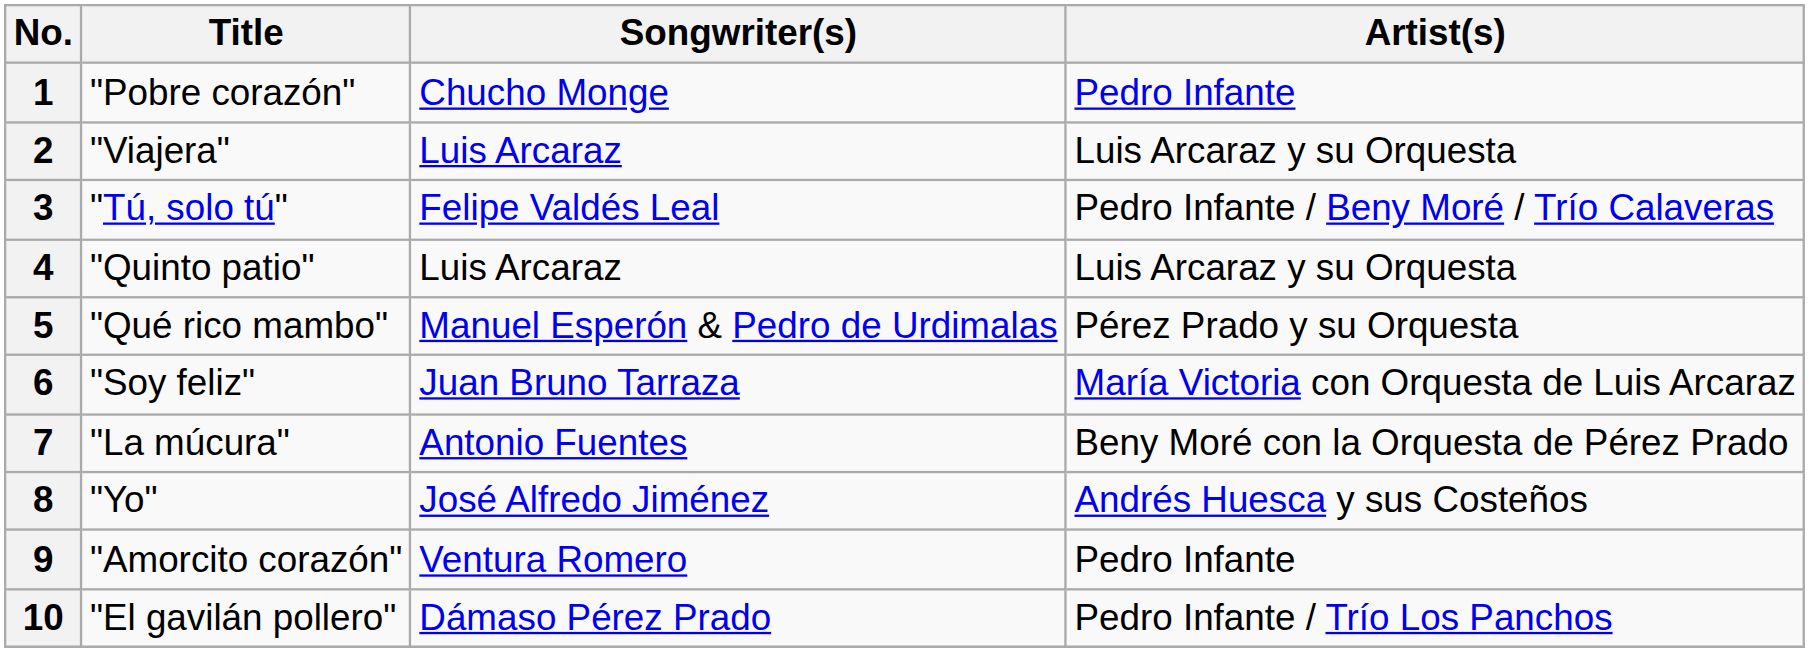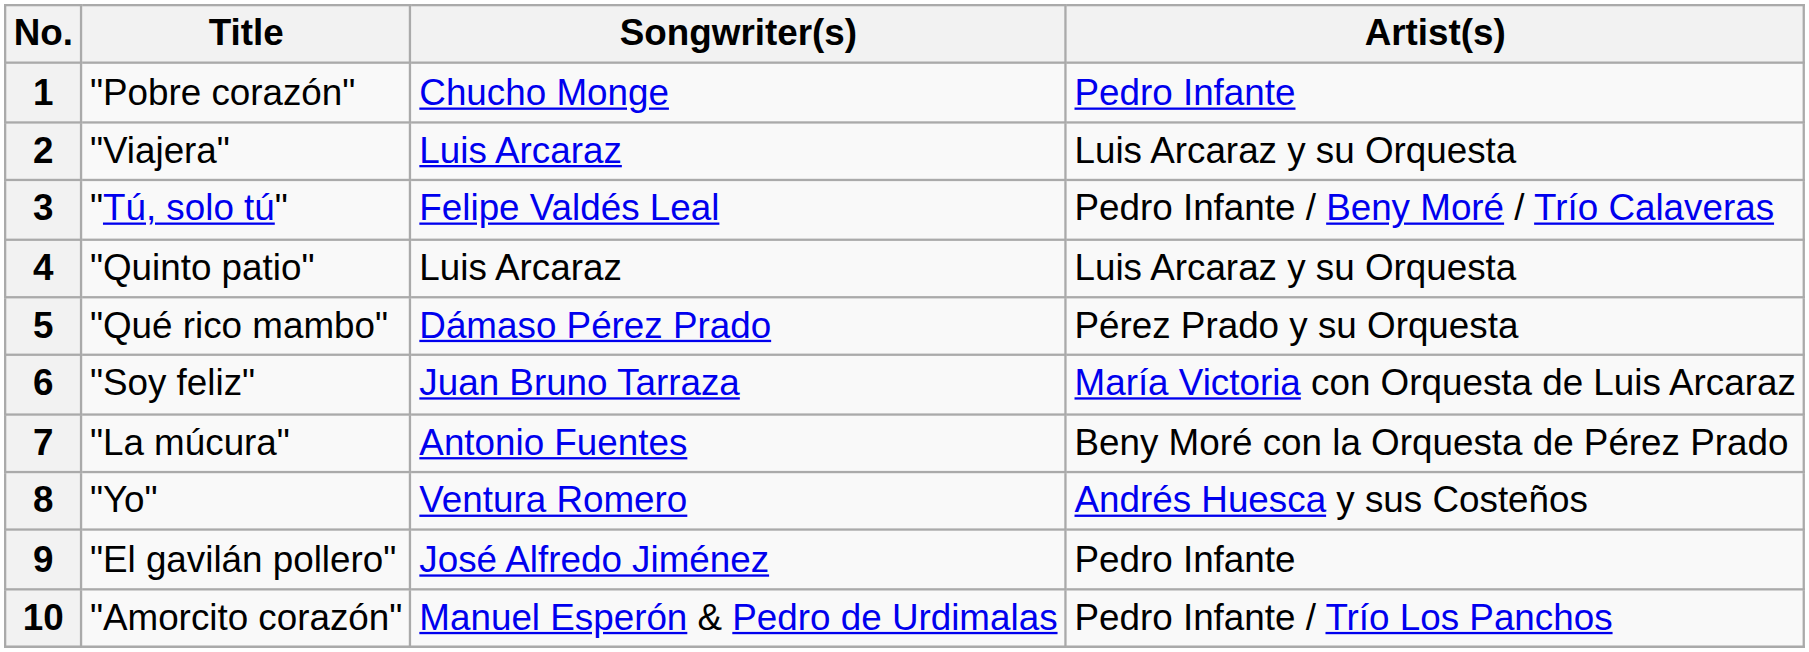(738, 325) Manuel Esperón & Pedro de Urdimalas -> (595, 325) Dámaso Pérez Prado
(594, 500) José Alfredo Jiménez -> (553, 500) Ventura Romero
(246, 558) "Amorcito corazón" -> (243, 558) "El gavilán pollero"
(553, 558) Ventura Romero -> (594, 558) José Alfredo Jiménez
(243, 617) "El gavilán pollero" -> (246, 617) "Amorcito corazón"
(595, 617) Dámaso Pérez Prado -> (738, 617) Manuel Esperón & Pedro de Urdimalas
